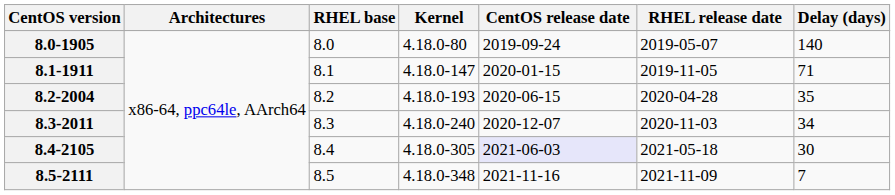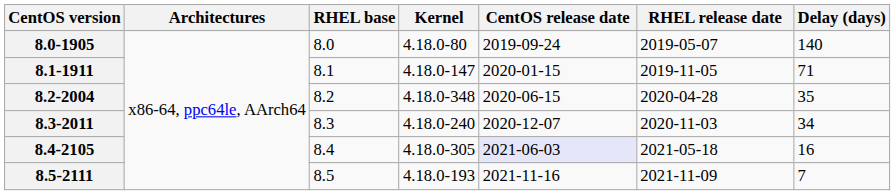(439, 96) 4.18.0-193 -> (439, 96) 4.18.0-348
(806, 149) 30 -> (806, 149) 16
(439, 176) 4.18.0-348 -> (439, 176) 4.18.0-193
